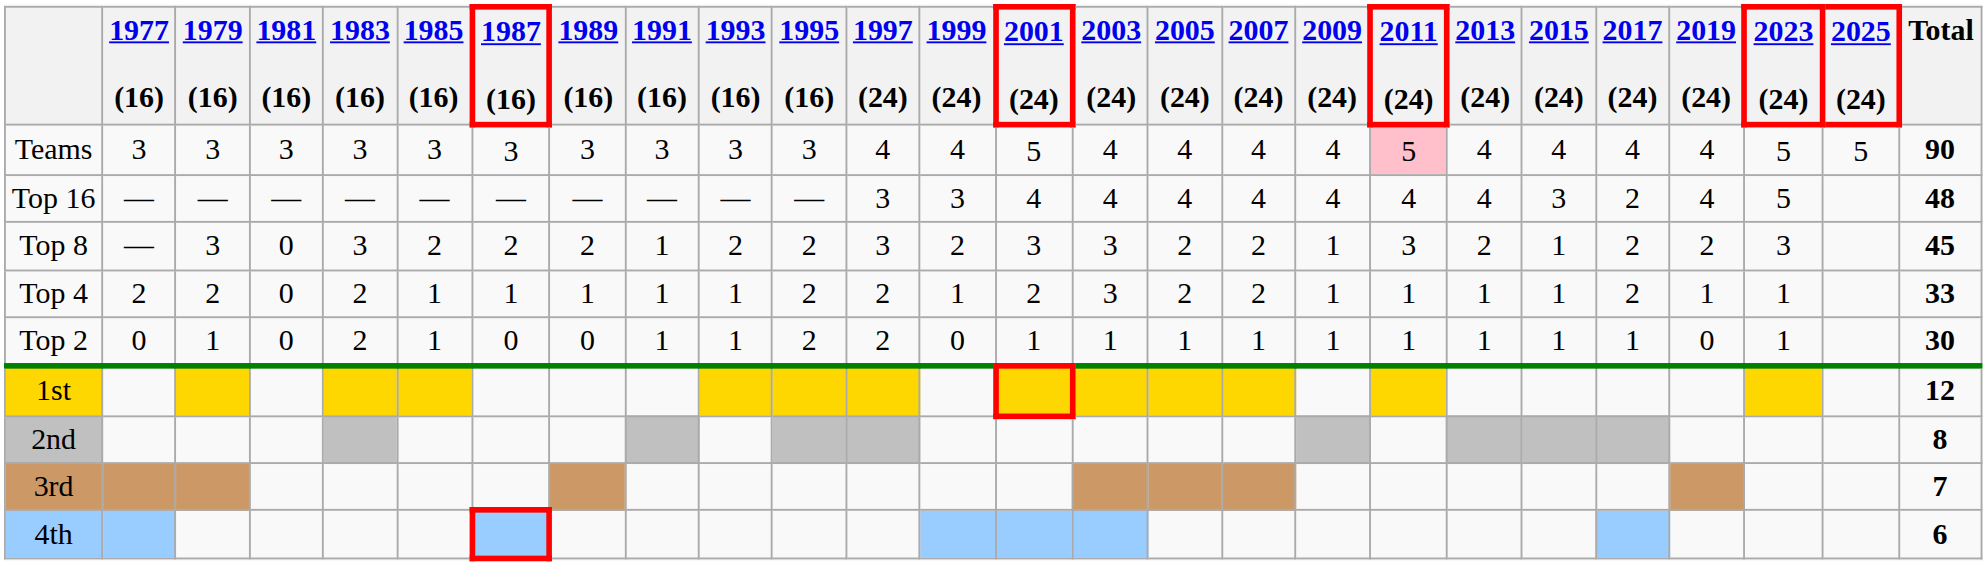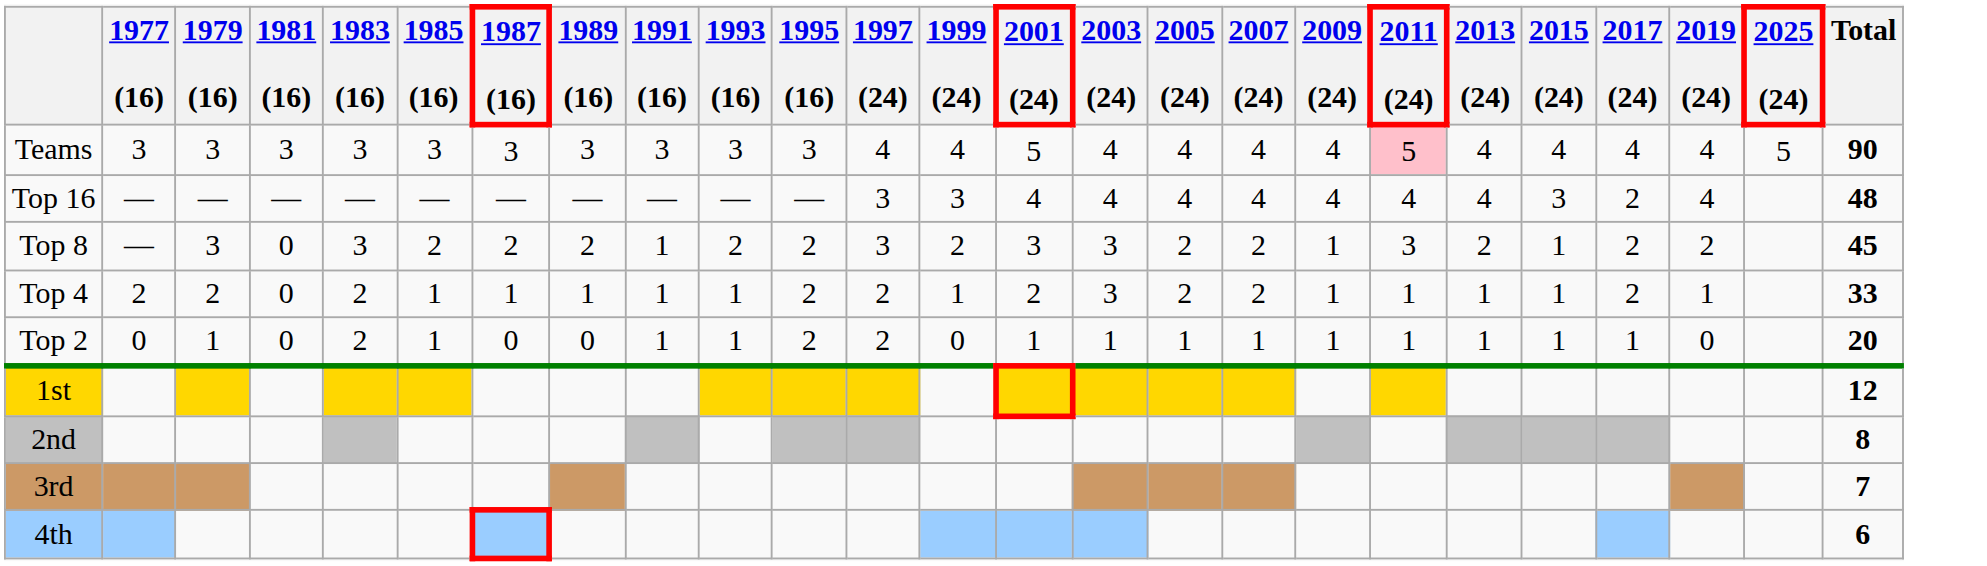- column: (1783, 65)
(1940, 340) 30 -> (1863, 340) 20
